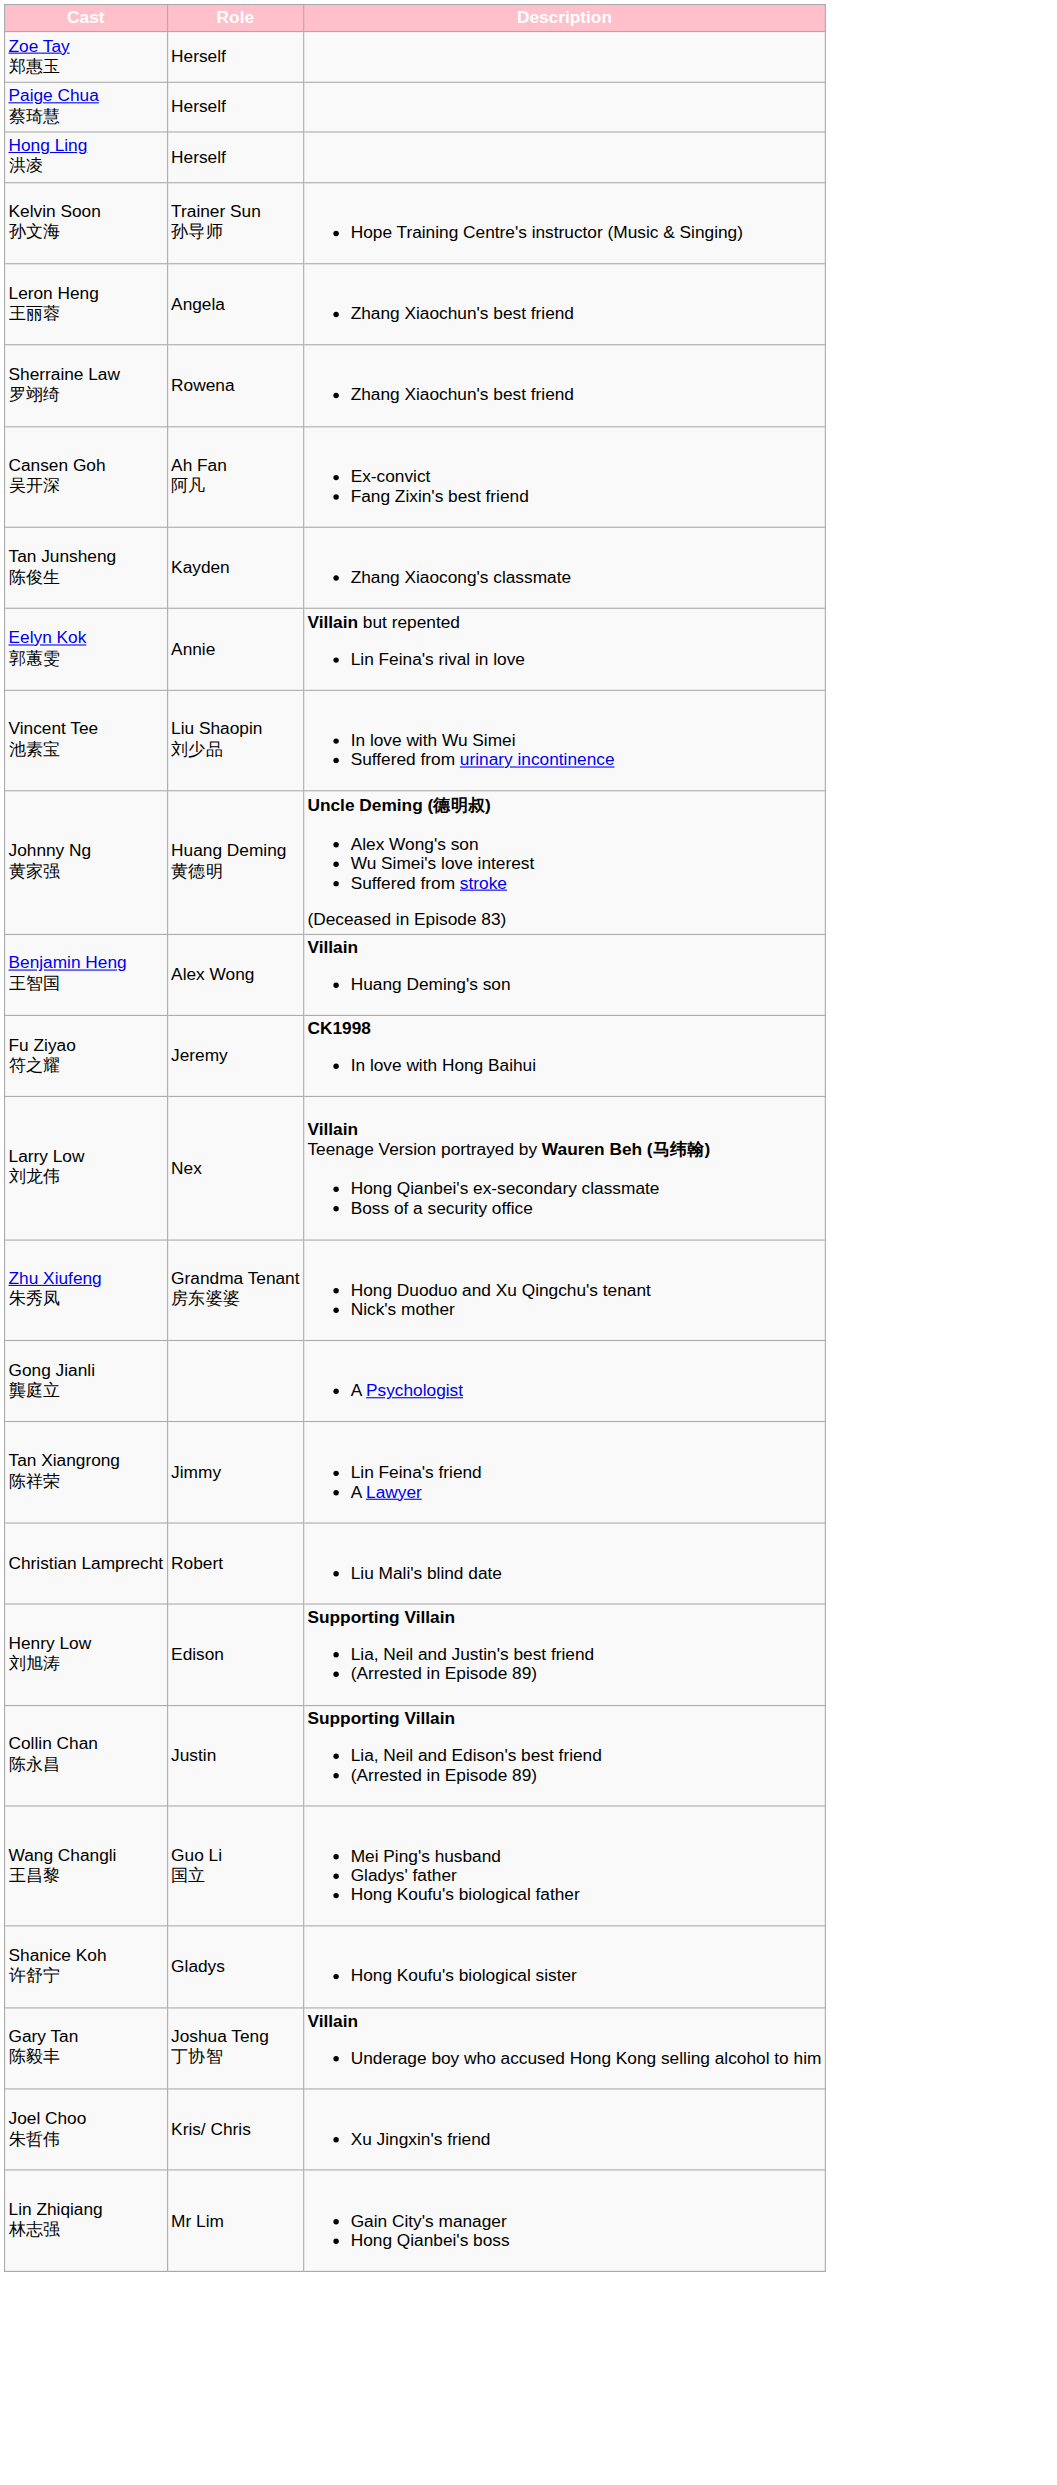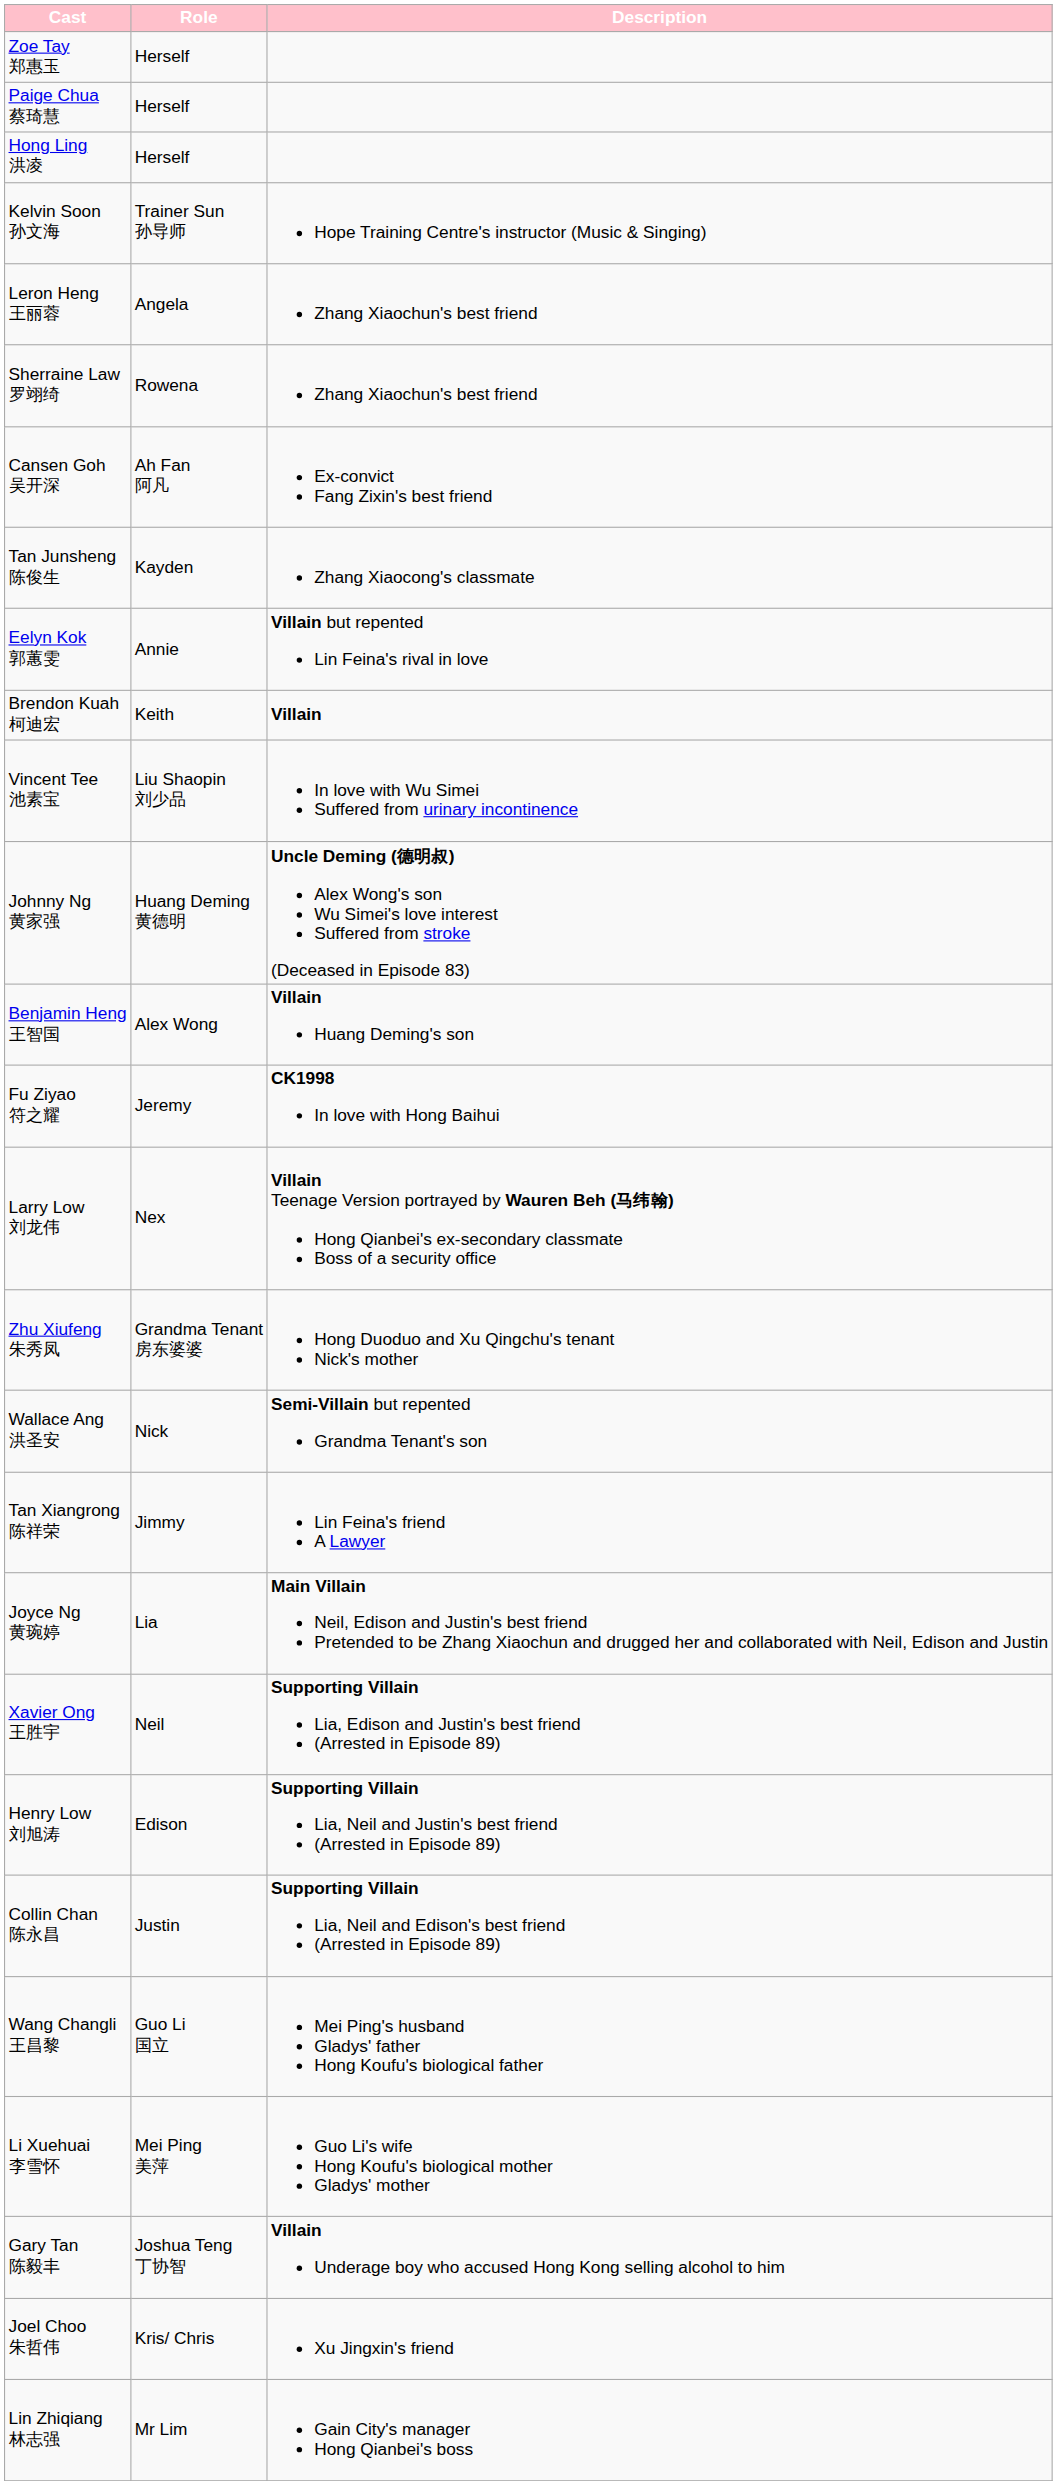+ row: (64, 713)
+ row: (56, 1430)
- row: (52, 1380)
+ row: (45, 1622)
- row: (86, 1563)
+ row: (52, 1722)
+ row: (49, 2155)
- row: (58, 1965)
